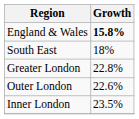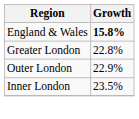- row: (32, 50)
(108, 86) 22.6% -> (108, 68) 22.9%
